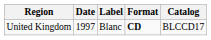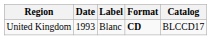(85, 27) 1997 -> (85, 27) 1993
